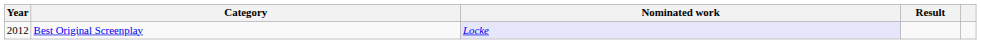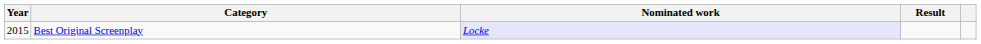(18, 30) 2012 -> (18, 30) 2015
